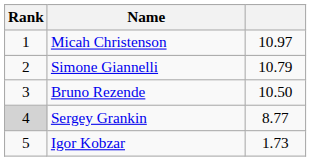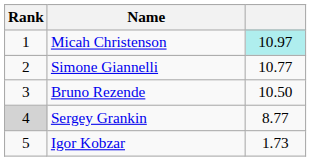(275, 42) no background -> (275, 42) paleturquoise background
(275, 67) 10.79 -> (275, 67) 10.77
